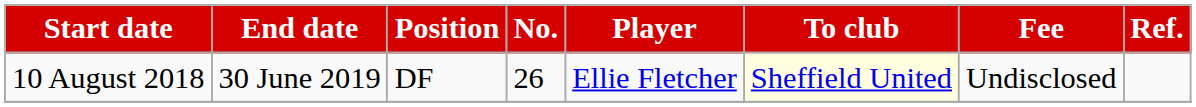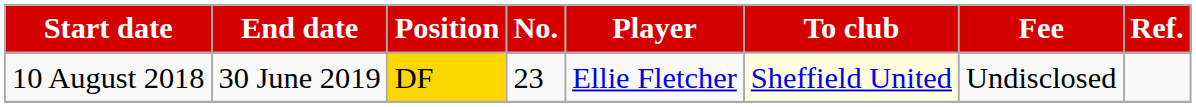(414, 76) no background -> (414, 76) gold background
(529, 76) 26 -> (529, 76) 23
